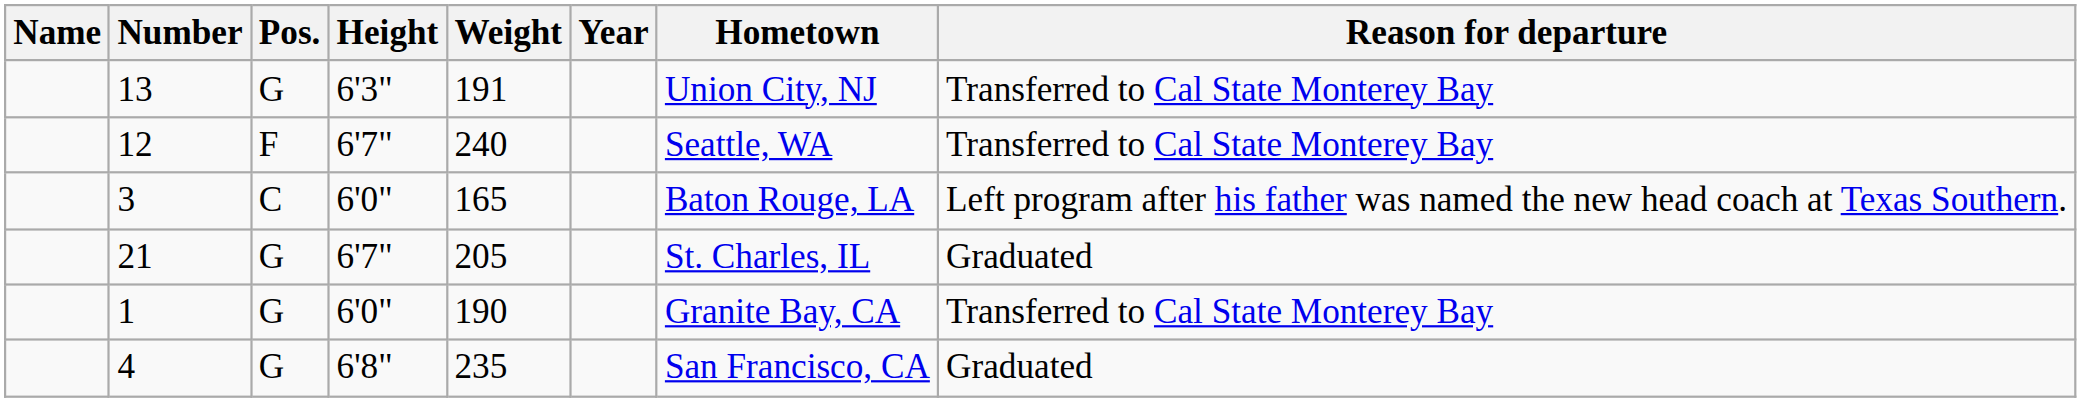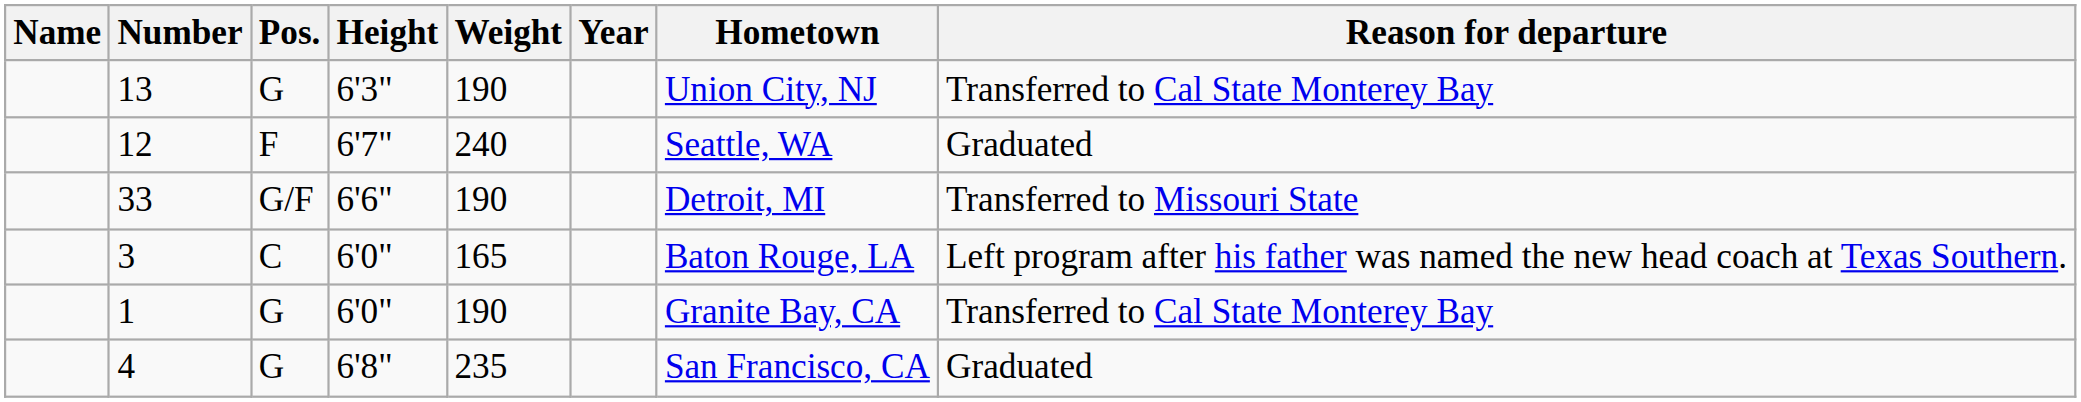(481, 88) 191 -> (481, 88) 190
(1220, 144) Transferred to Cal State Monterey Bay -> (1019, 144) Graduated
+ row: (135, 199)
- row: (135, 255)
